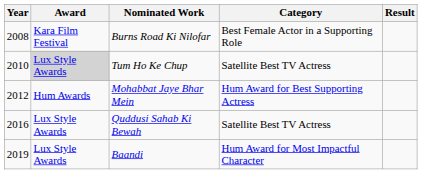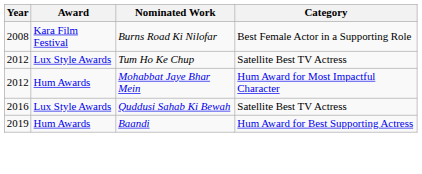- column: (400, 13)
(18, 65) 2010 -> (18, 59) 2012
(55, 65) lightgrey background -> (72, 59) no background
(292, 95) Hum Award for Best Supporting Actress -> (306, 83) Hum Award for Most Impactful Character
(55, 154) Lux Style Awards -> (62, 123) Hum Awards
(291, 154) Hum Award for Most Impactful Character -> (325, 123) Hum Award for Best Supporting Actress
